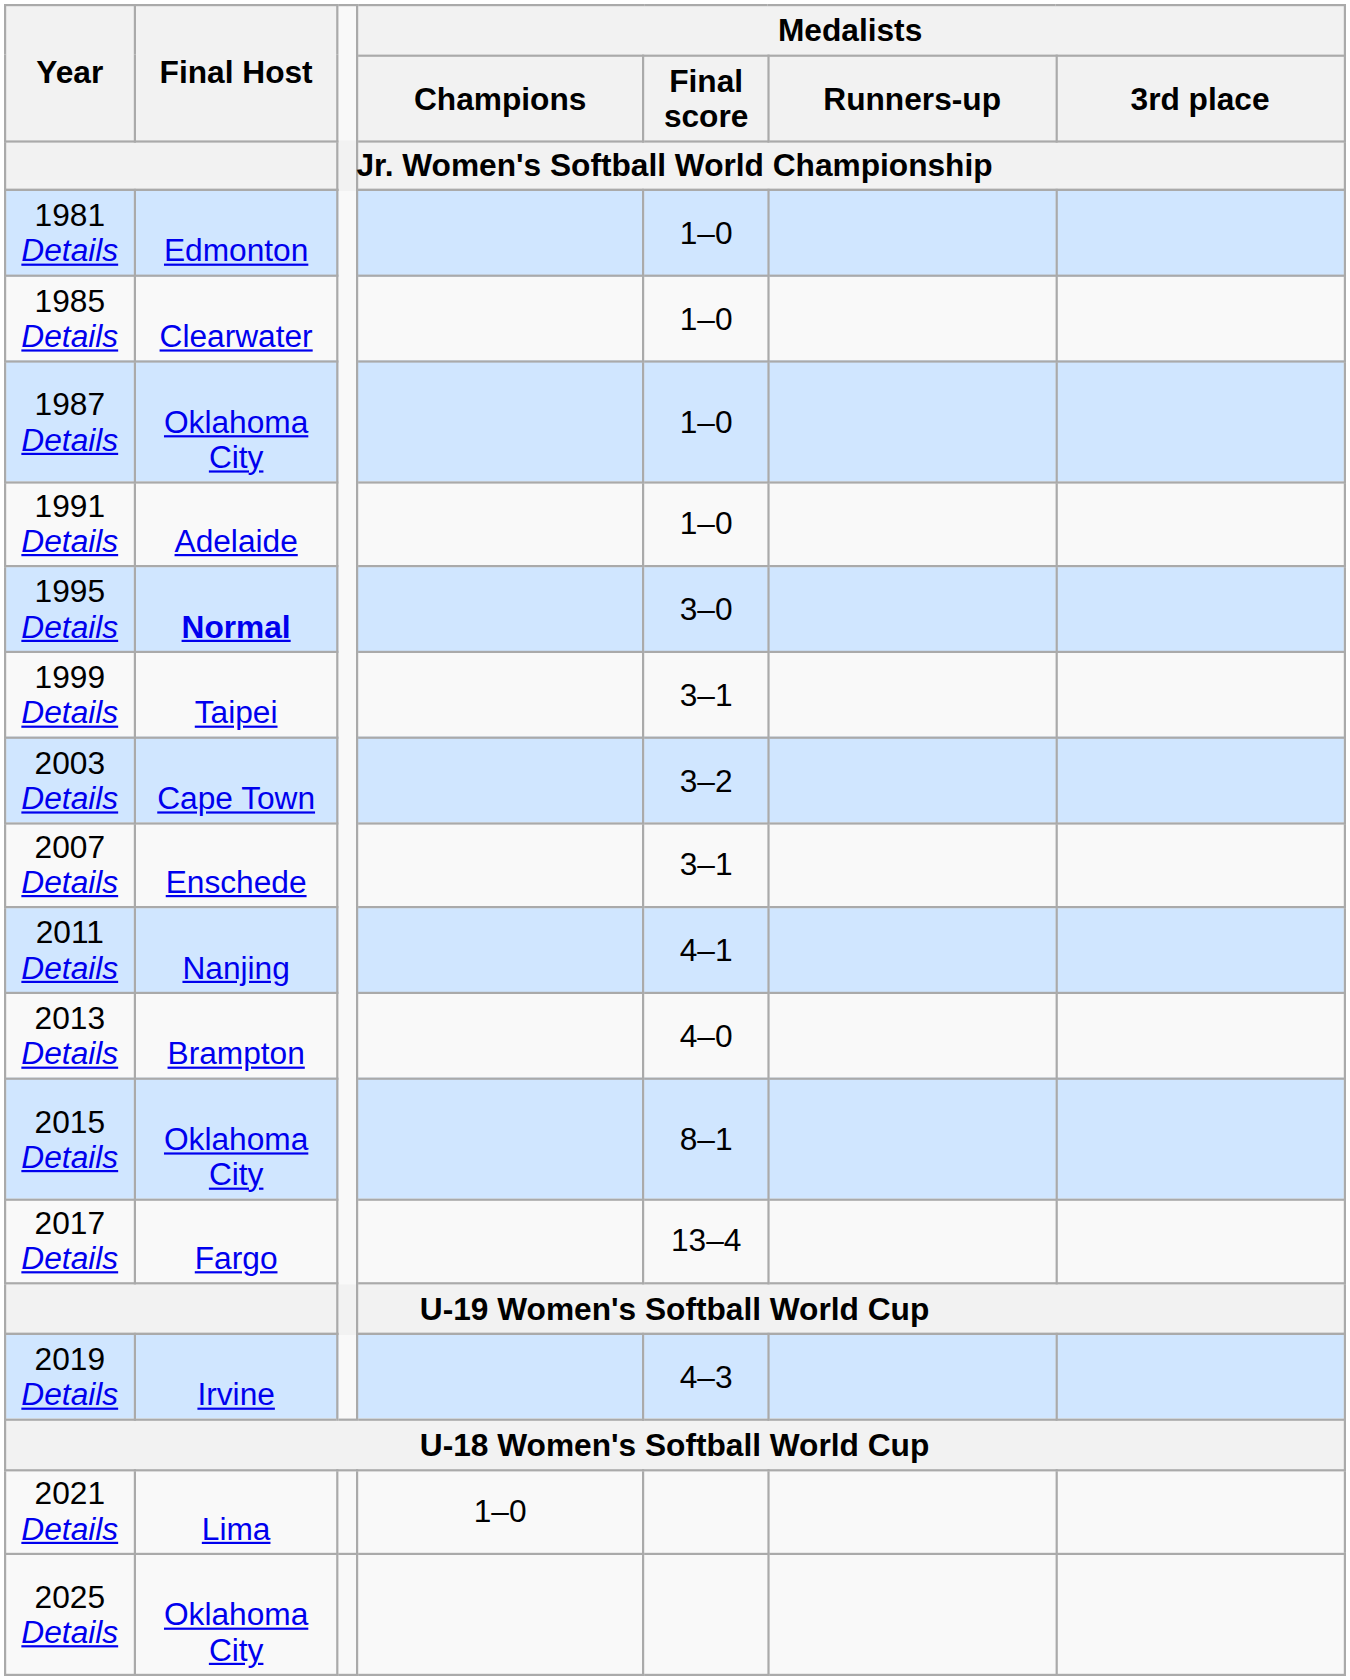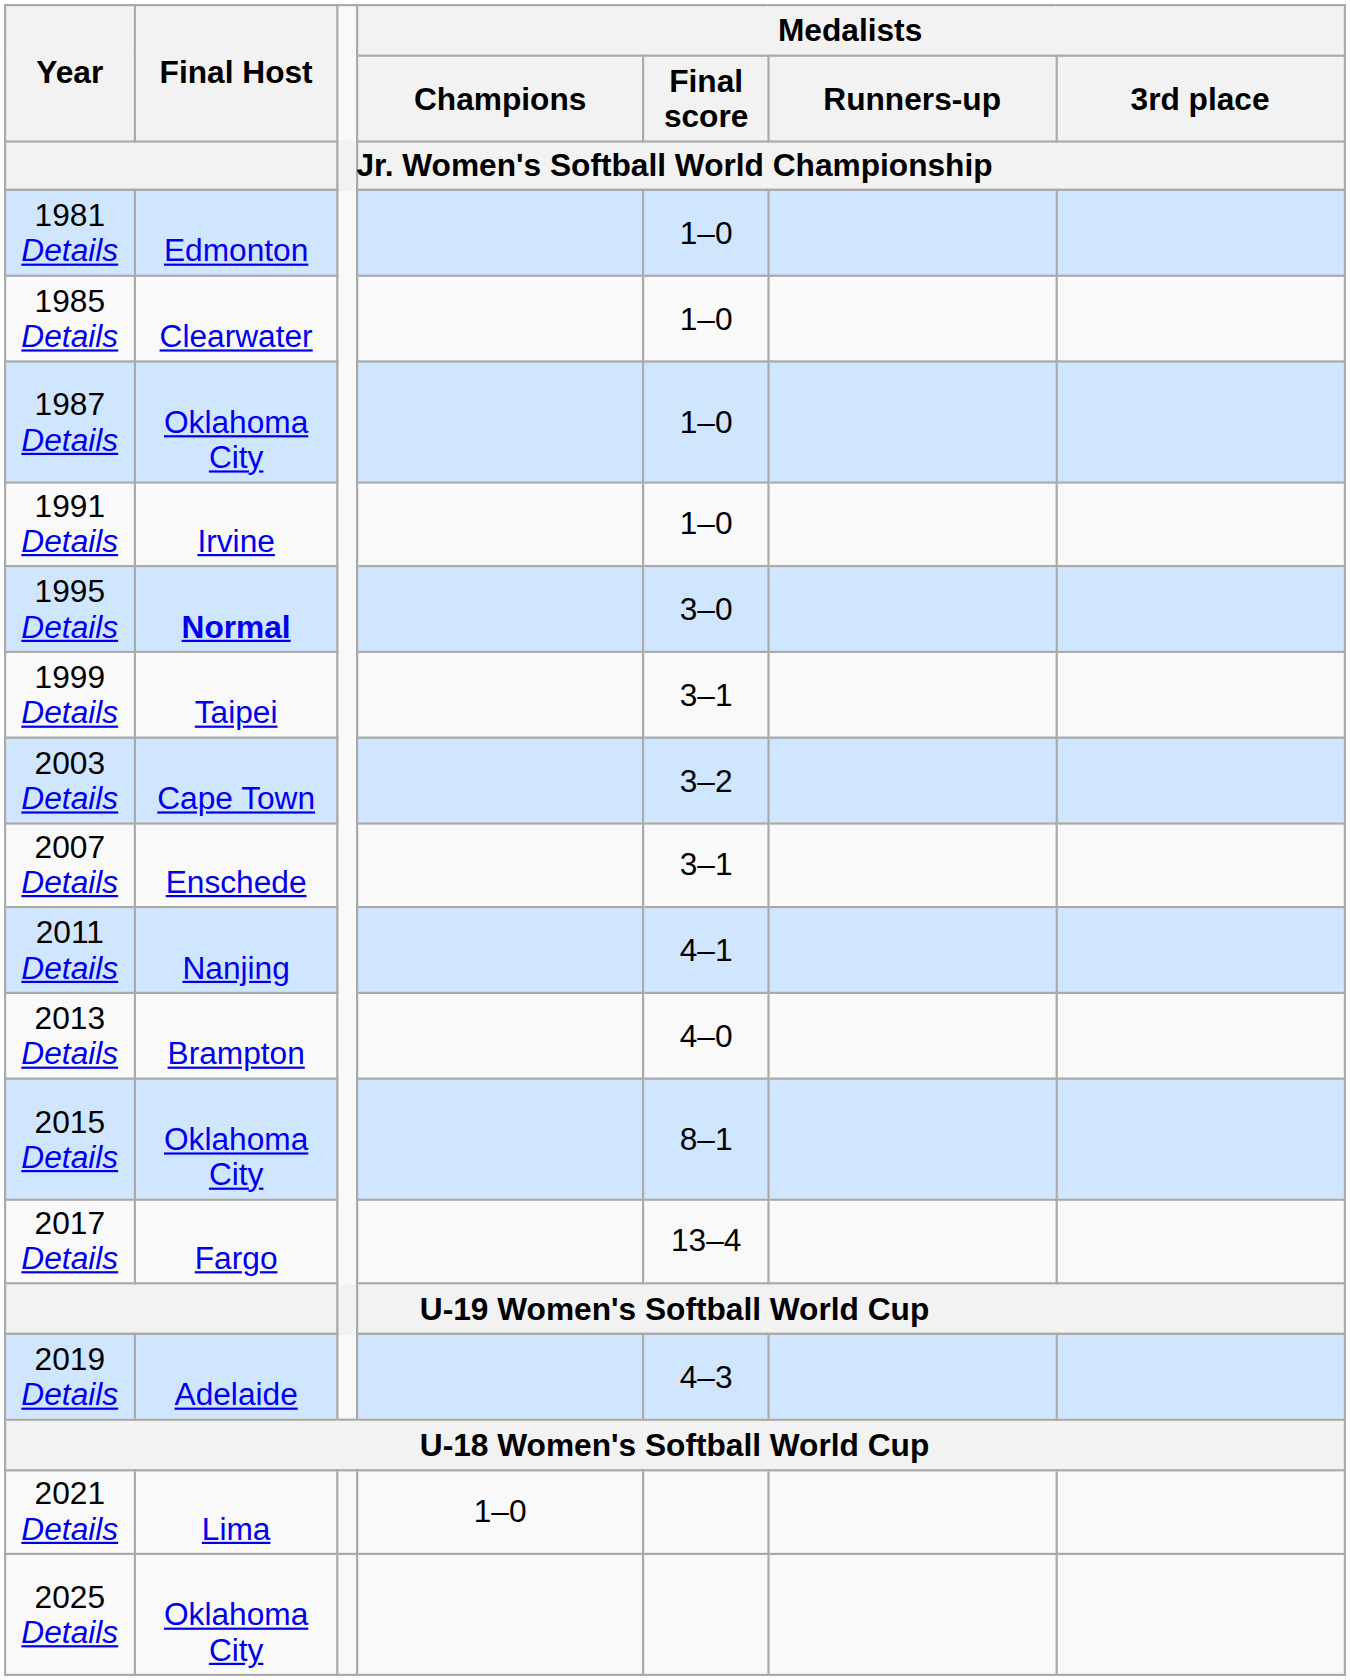(236, 542) Adelaide -> (236, 542) Irvine
(236, 1395) Irvine -> (236, 1395) Adelaide
